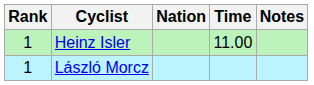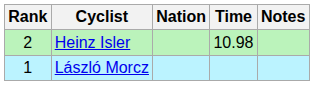(28, 42) 1 -> (28, 42) 2
(233, 42) 11.00 -> (233, 42) 10.98
